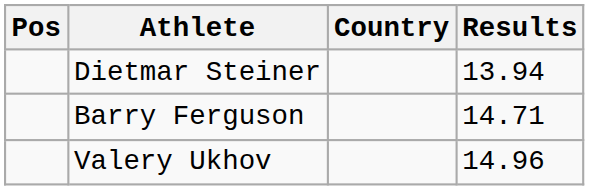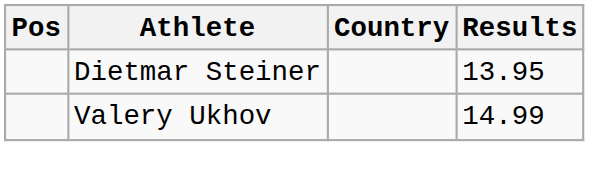(503, 72) 13.94 -> (503, 72) 13.95
- row: (189, 117)
(503, 162) 14.96 -> (503, 117) 14.99
